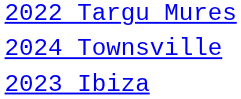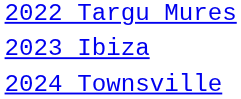rows swapped: (77, 84) <-> (113, 49)
